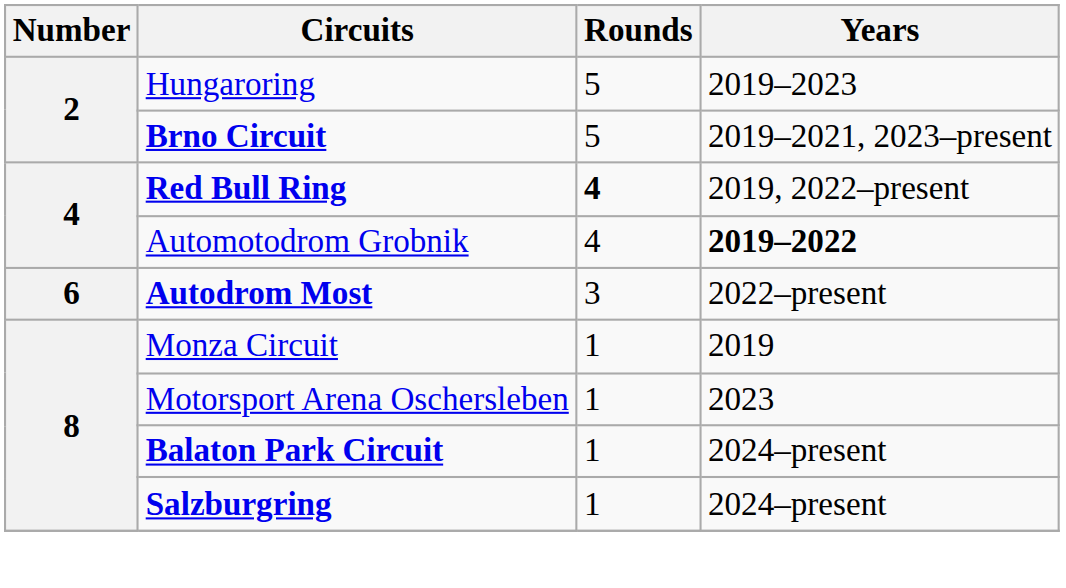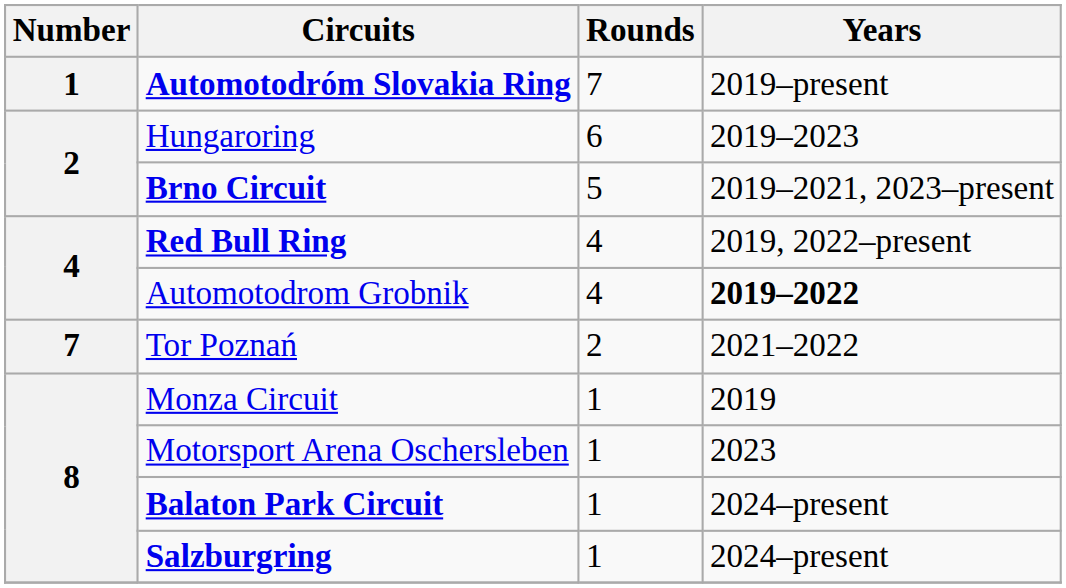+ row: (358, 83)
(592, 83) 5 -> (594, 135) 6
(592, 188) bold -> (594, 240) normal
- row: (259, 293)
+ row: (221, 345)
